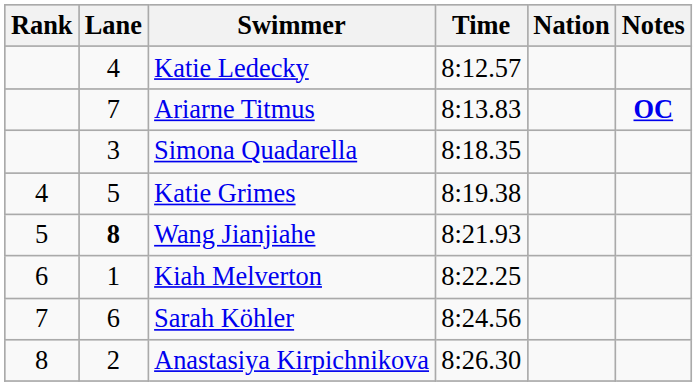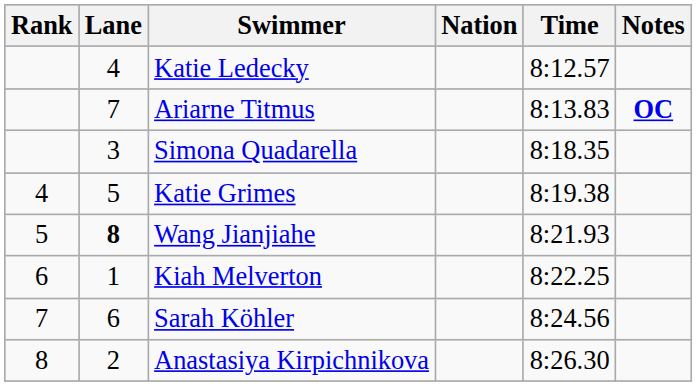columns swapped: (571, 25) <-> (481, 25)
